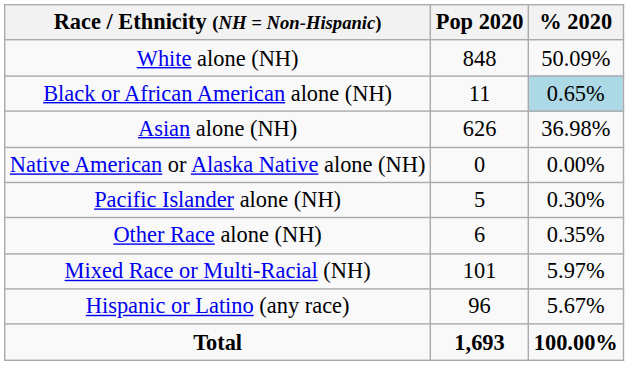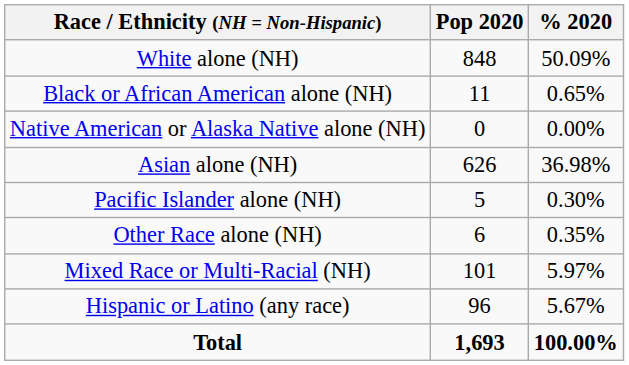(576, 93) lightblue background -> (576, 93) no background
rows swapped: (218, 164) <-> (218, 128)
